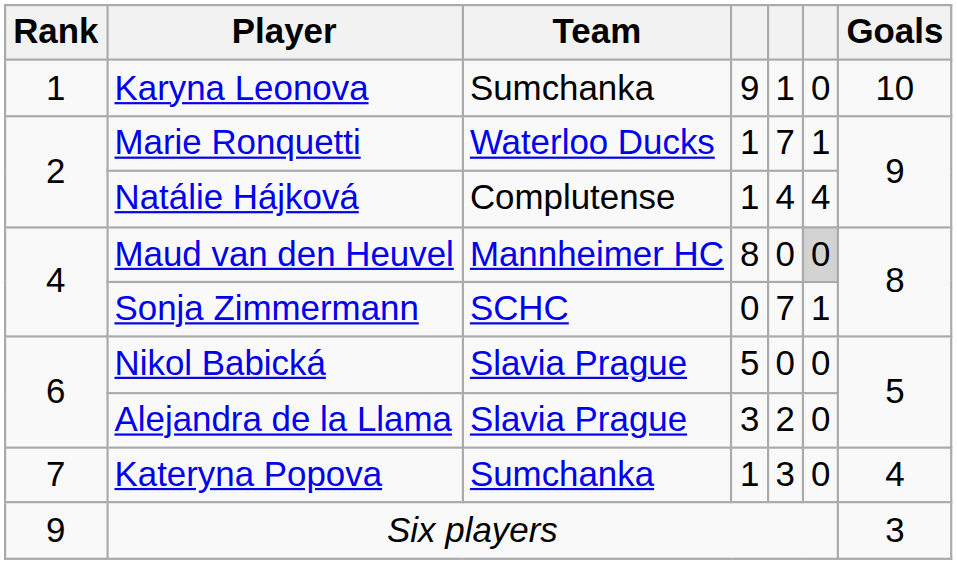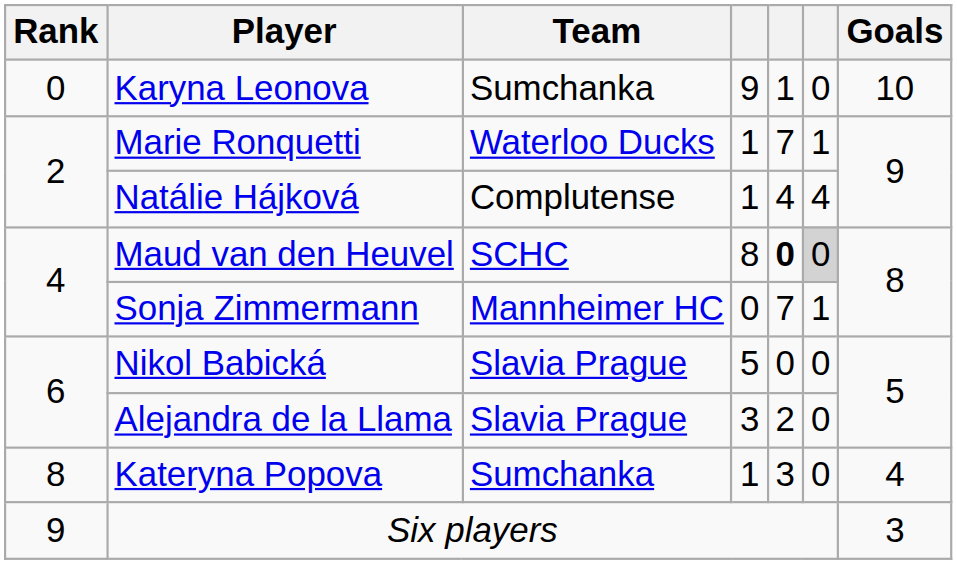(56, 87) 1 -> (56, 87) 0
(597, 253) Mannheimer HC -> (519, 253) SCHC
(785, 253) normal -> (785, 253) bold
(519, 308) SCHC -> (597, 308) Mannheimer HC
(56, 474) 7 -> (56, 474) 8
